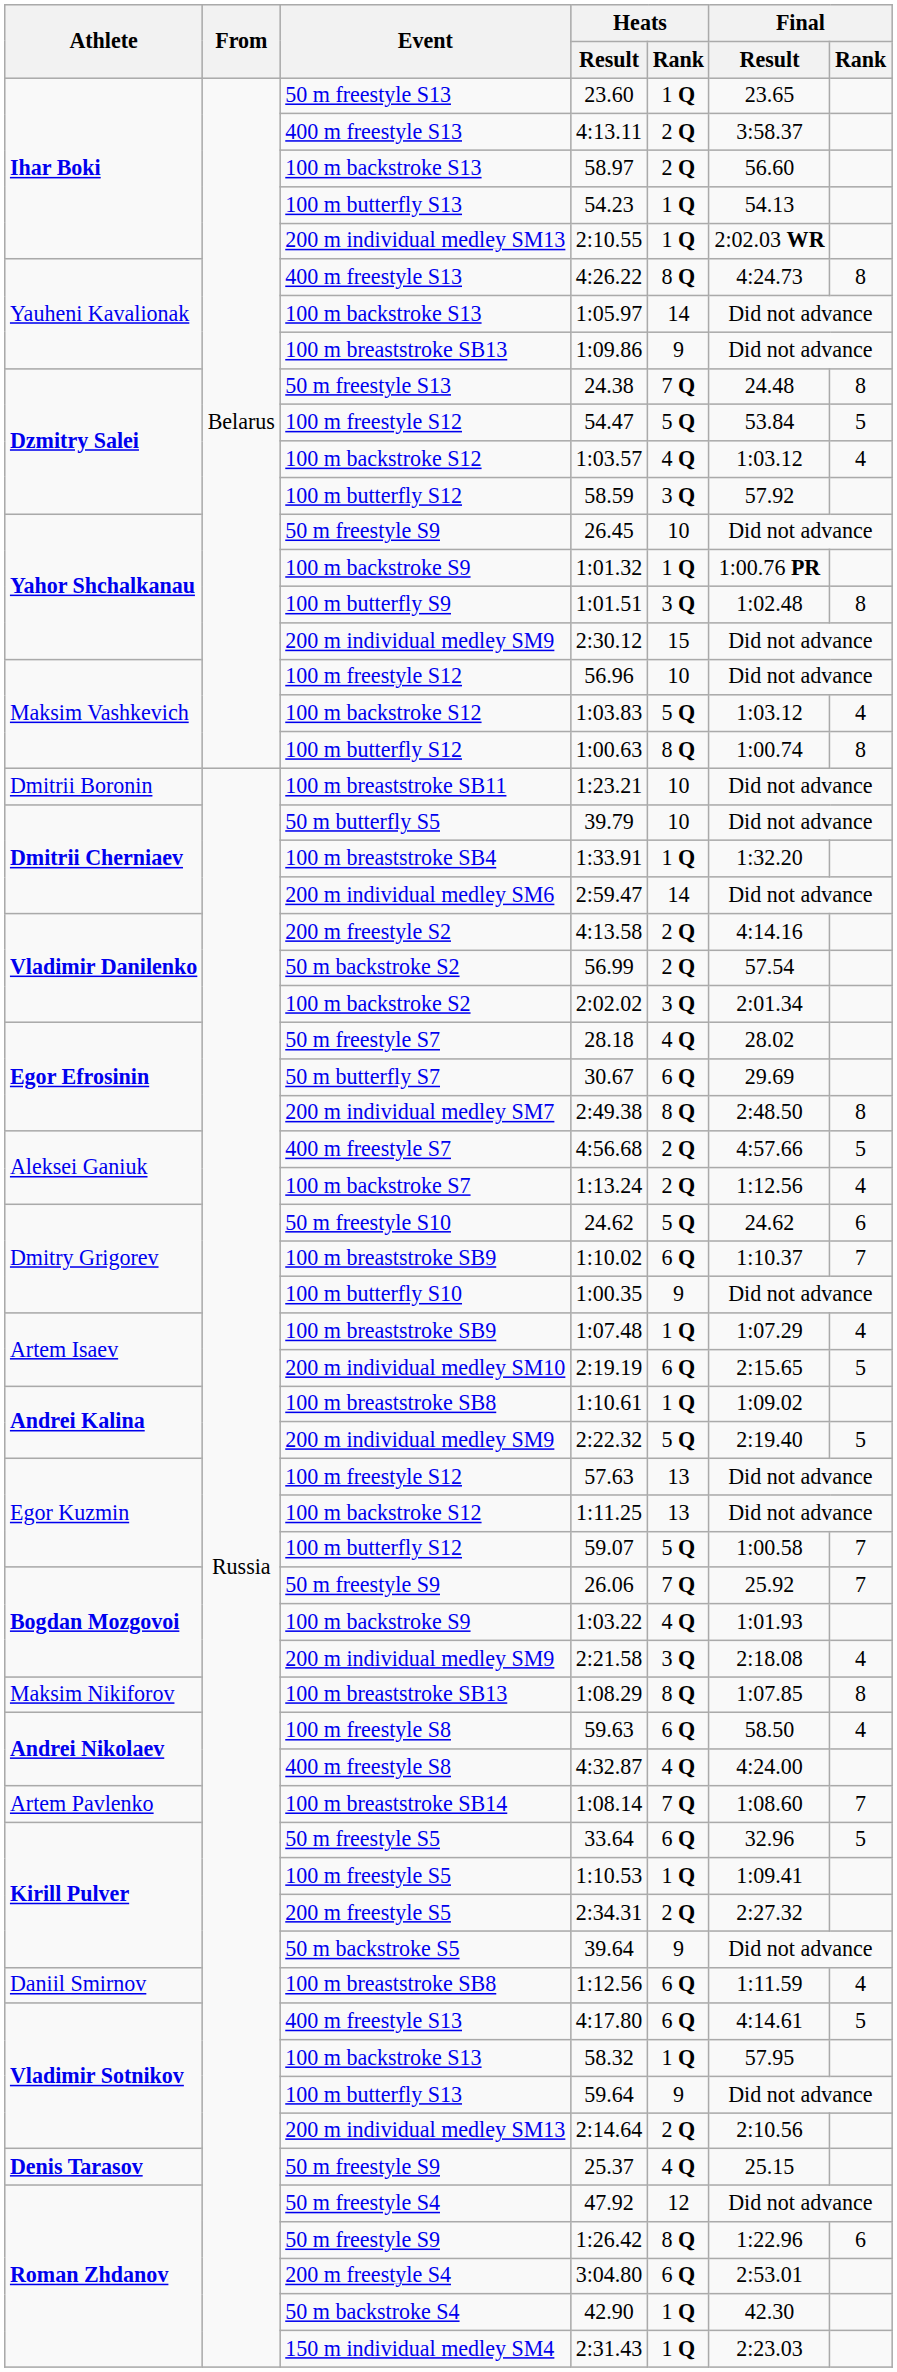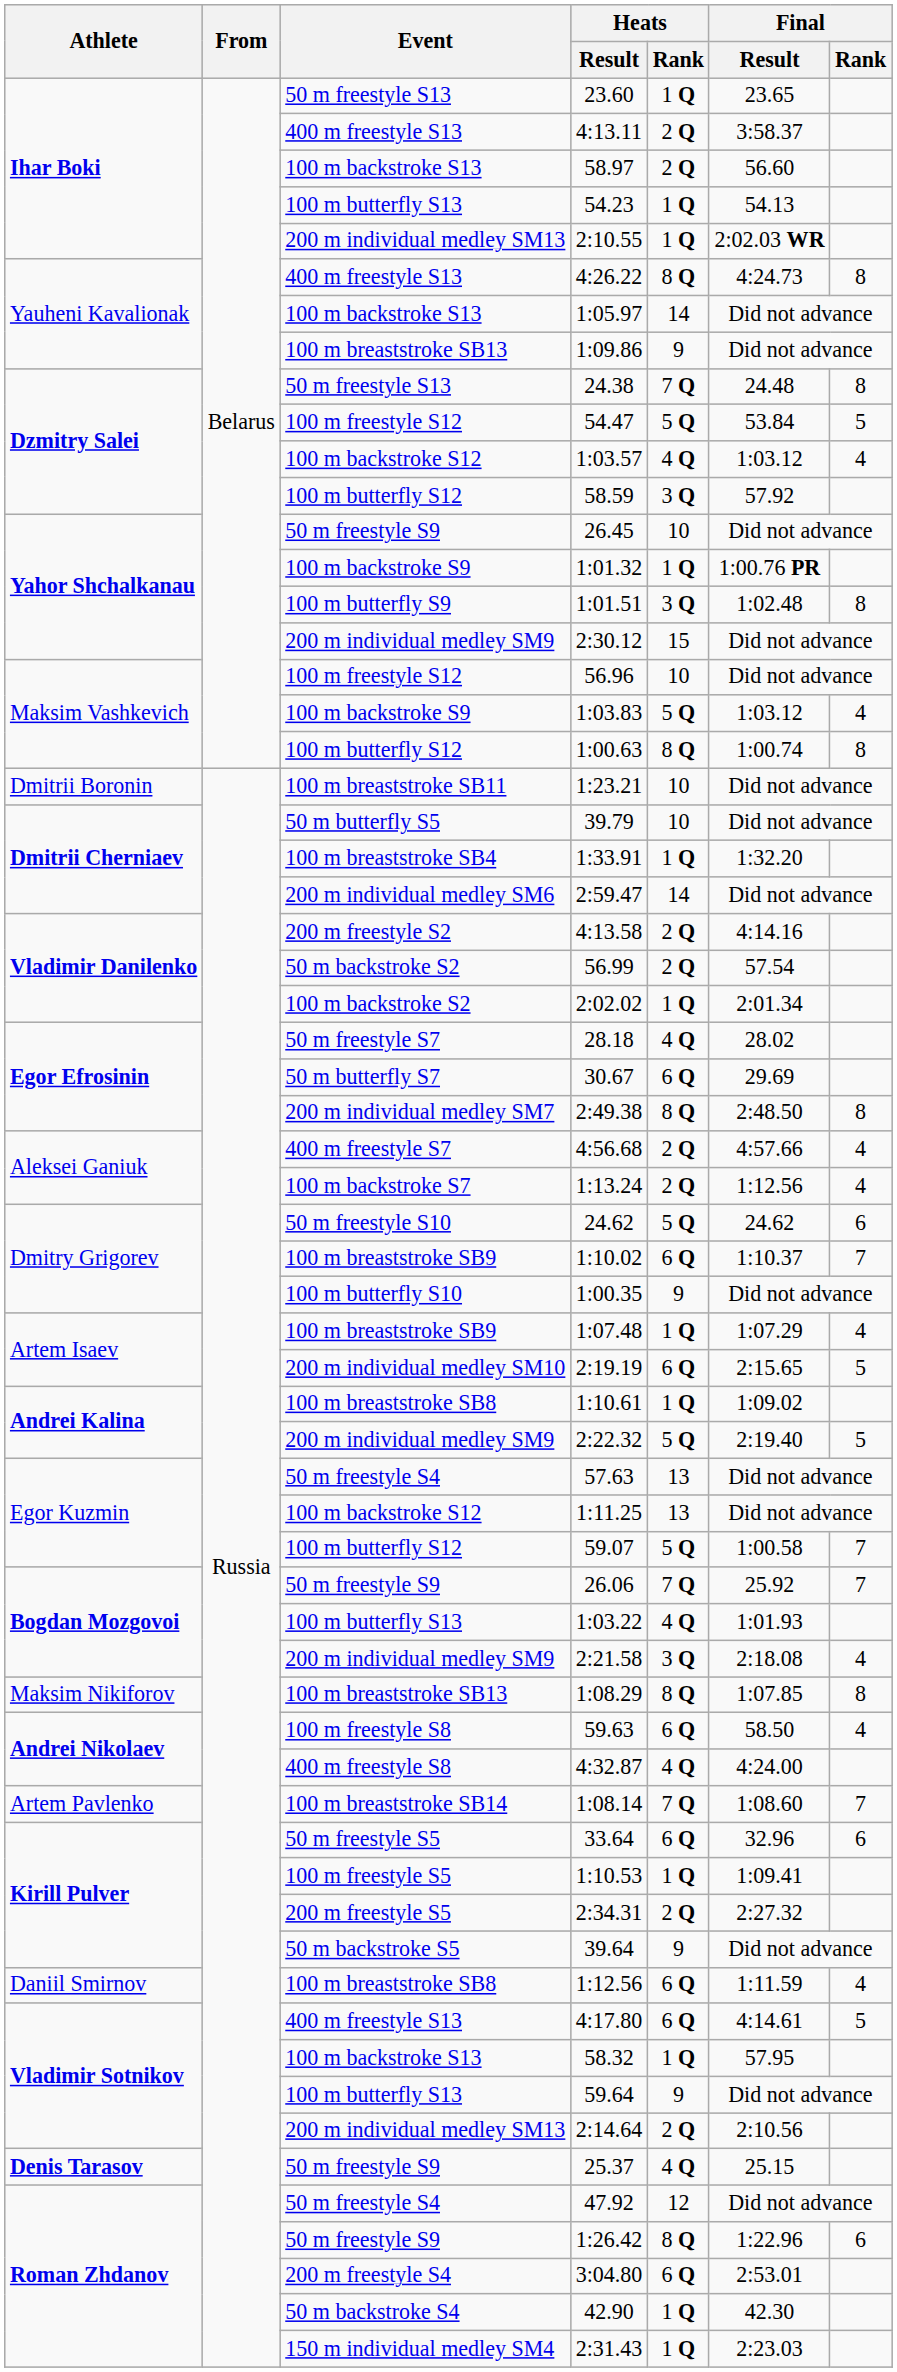(383, 713) 100 m backstroke S12 -> (378, 713) 100 m backstroke S9
(678, 1004) 3 Q -> (678, 1004) 1 Q
(861, 1149) 5 -> (861, 1149) 4
(374, 1476) 100 m freestyle S12 -> (363, 1476) 50 m freestyle S4
(378, 1621) 100 m backstroke S9 -> (374, 1621) 100 m butterfly S13
(861, 1839) 5 -> (861, 1839) 6
